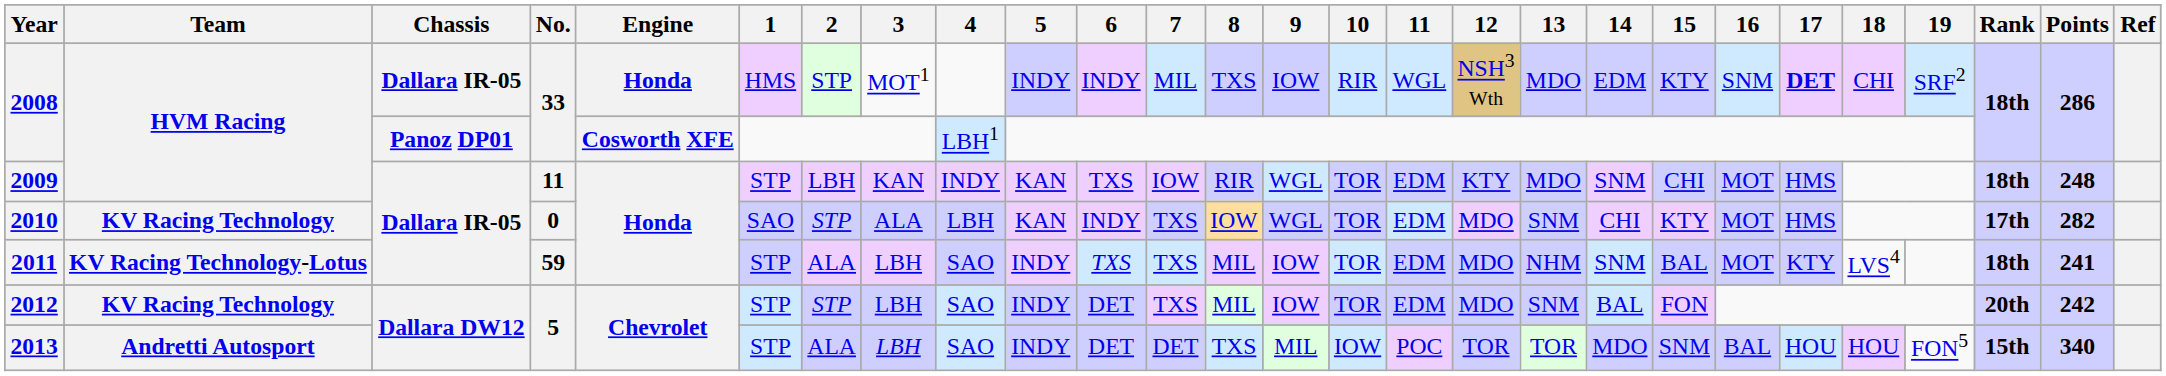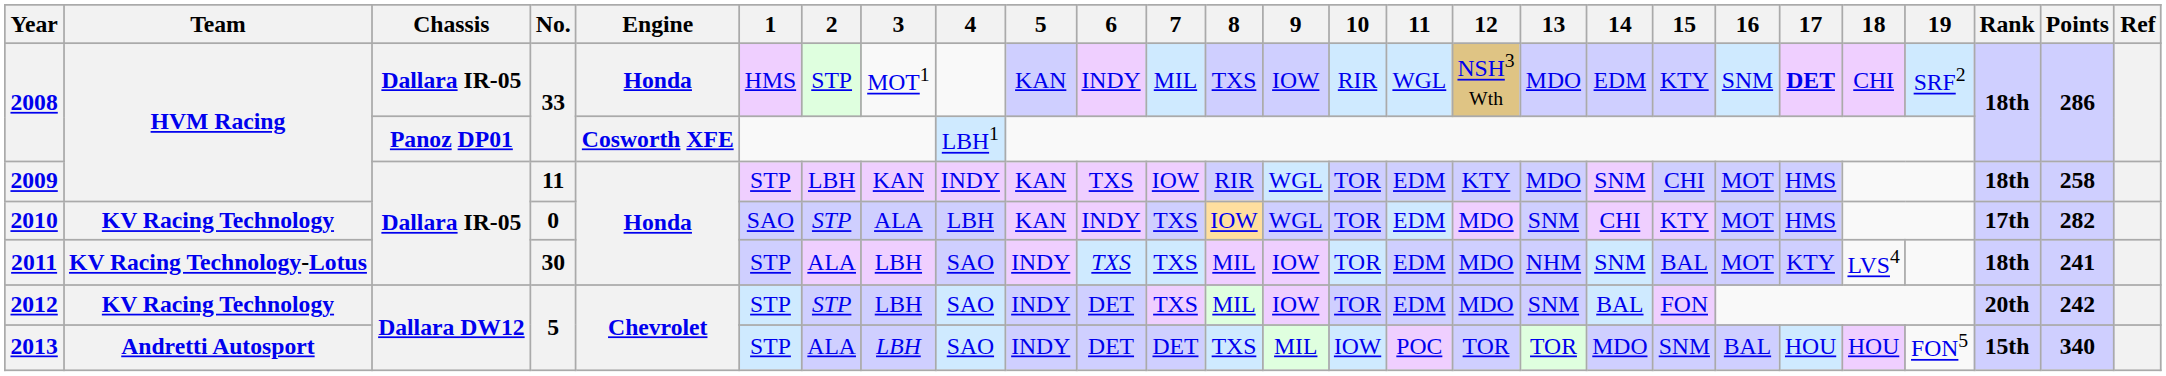(1041, 79) INDY -> (1041, 79) KAN
(2077, 180) 248 -> (2077, 180) 258
(553, 262) 59 -> (553, 262) 30
